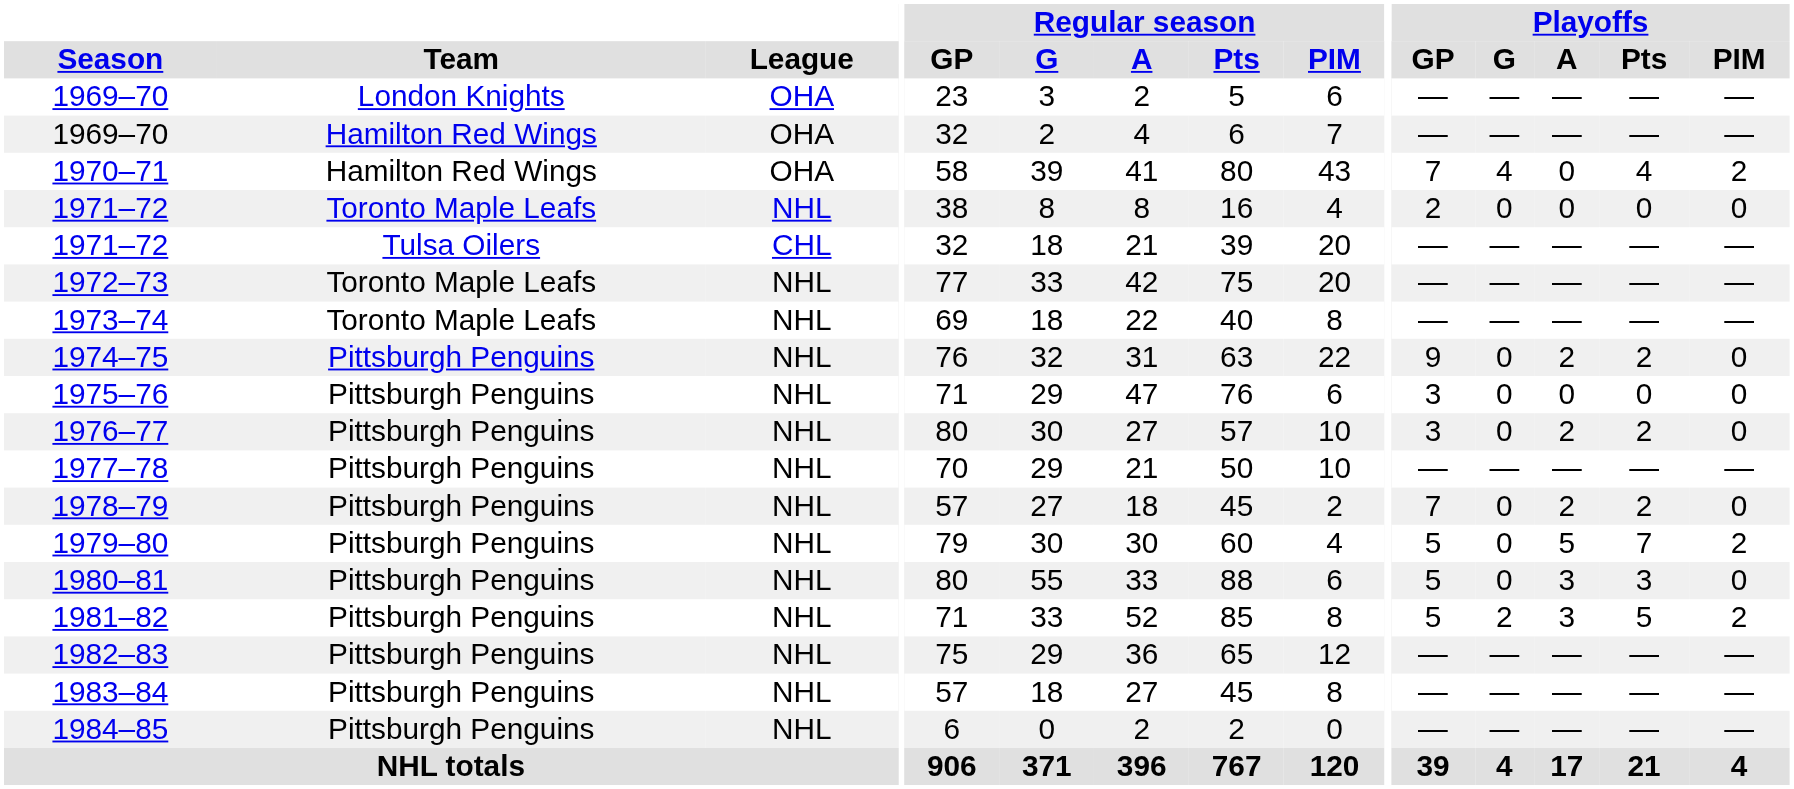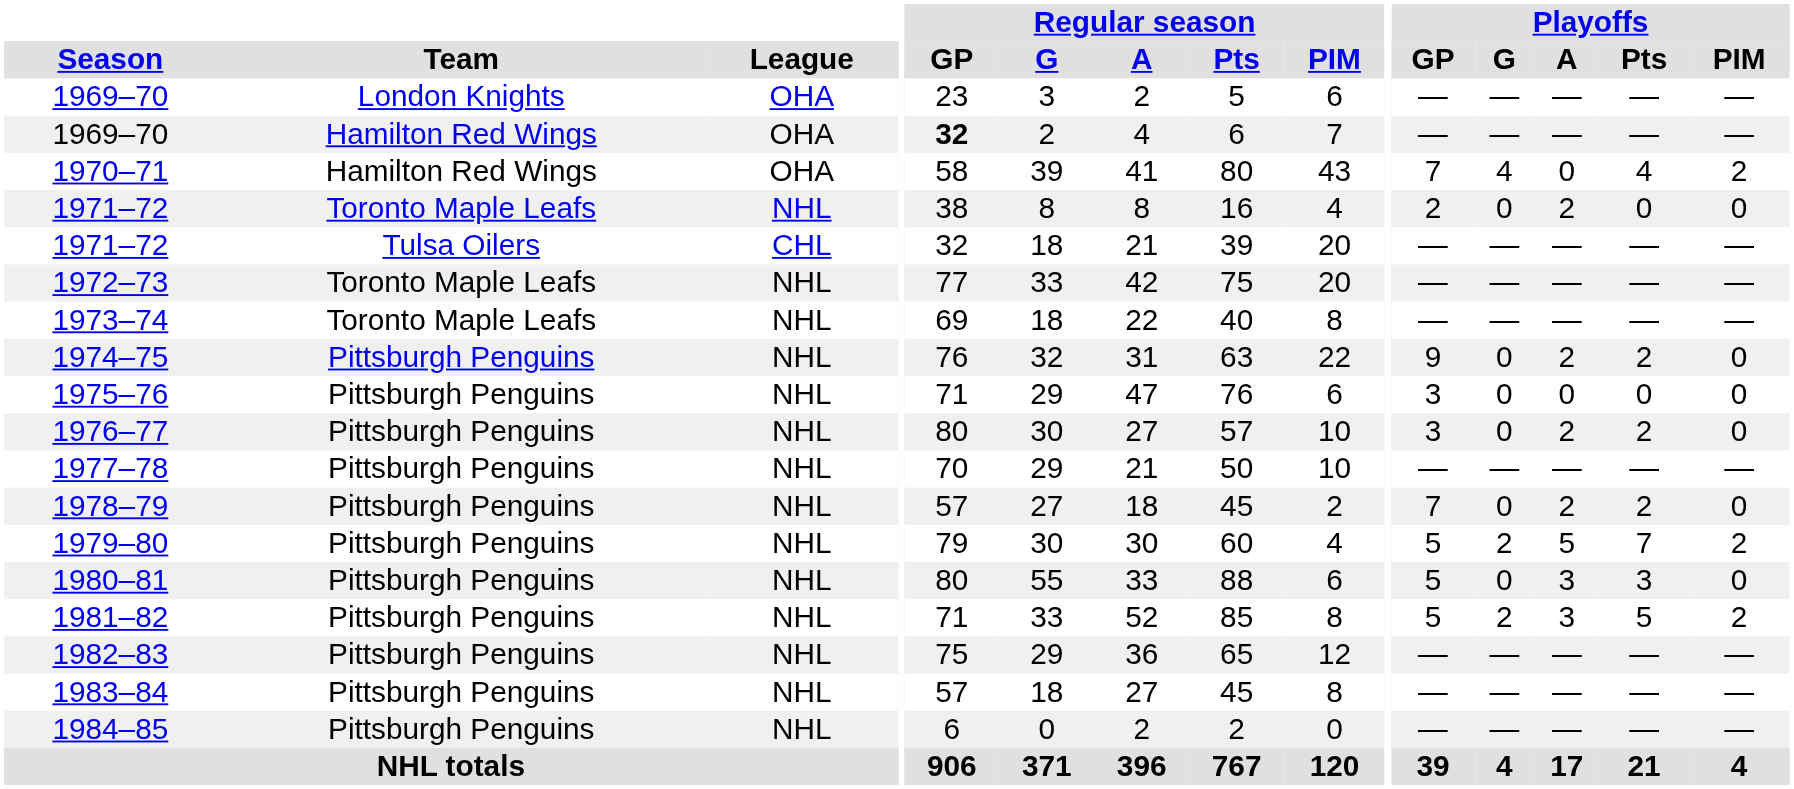(952, 133) normal -> (952, 133) bold
(1567, 208) 0 -> (1567, 208) 2
(1504, 542) 0 -> (1504, 542) 2
